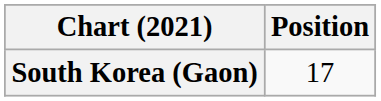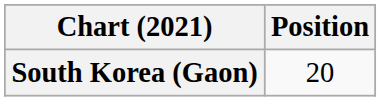(320, 72) 17 -> (320, 72) 20
